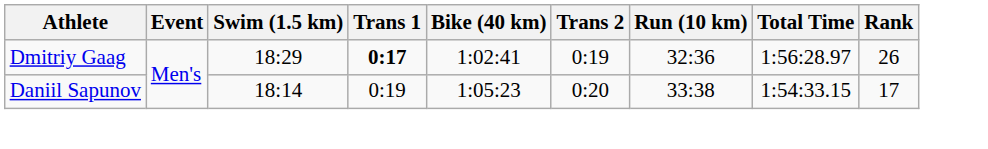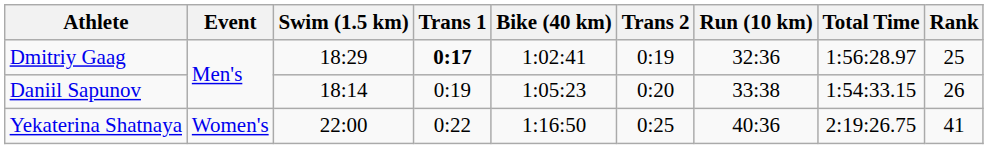(889, 56) 26 -> (954, 56) 25
(889, 91) 17 -> (954, 91) 26
+ row: (96, 126)
